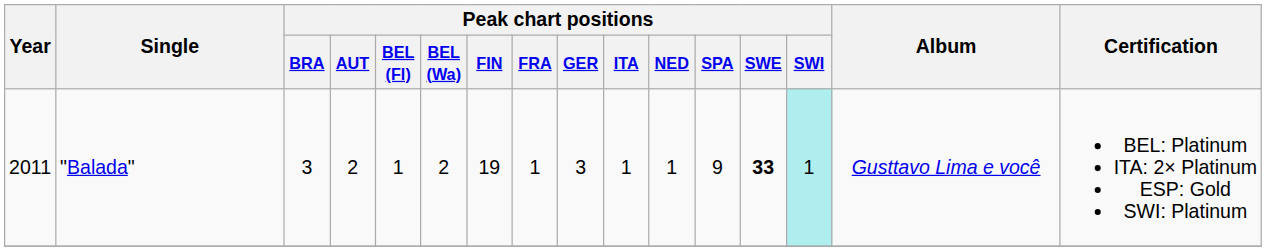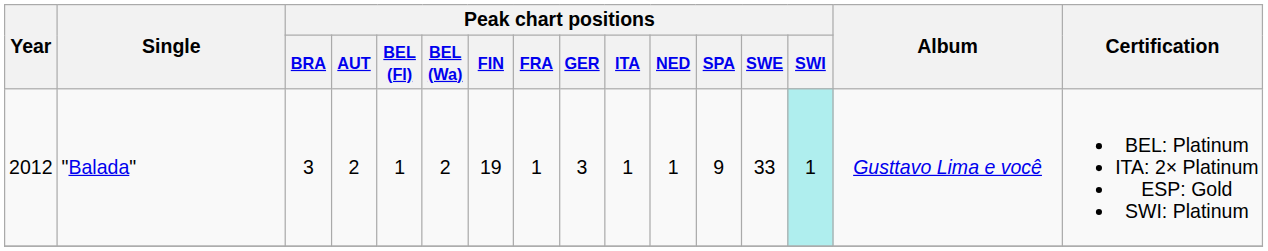(30, 167) 2011 -> (31, 167) 2012
(763, 167) bold -> (765, 167) normal
